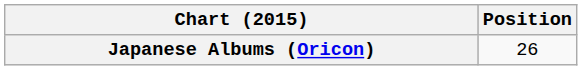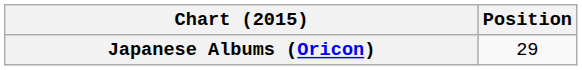(527, 50) 26 -> (527, 50) 29
